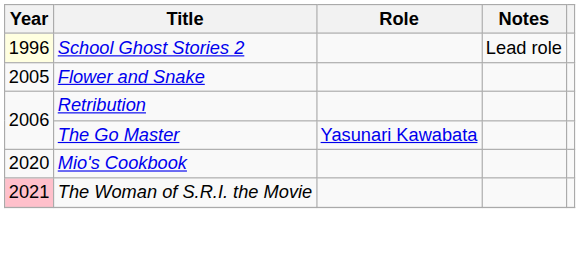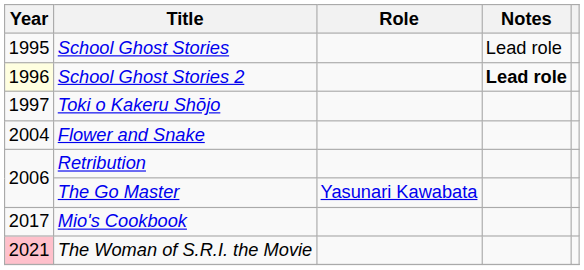+ row: (143, 47)
(524, 47) normal -> (526, 76) bold
+ row: (139, 105)
(29, 76) 2005 -> (29, 134) 2004
(29, 163) 2020 -> (29, 221) 2017
